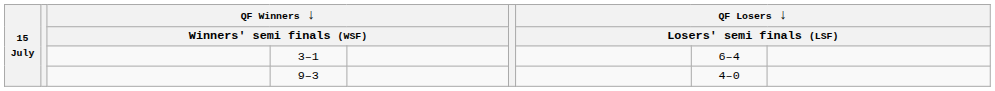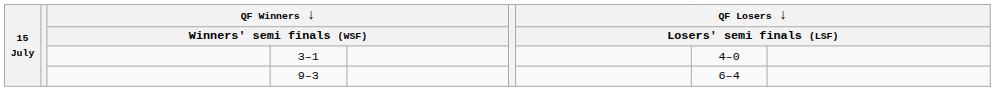(729, 56) 6–4 -> (729, 56) 4–0
(729, 76) 4–0 -> (729, 76) 6–4
